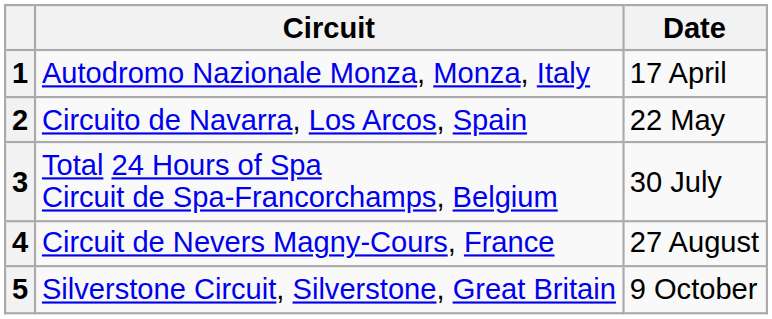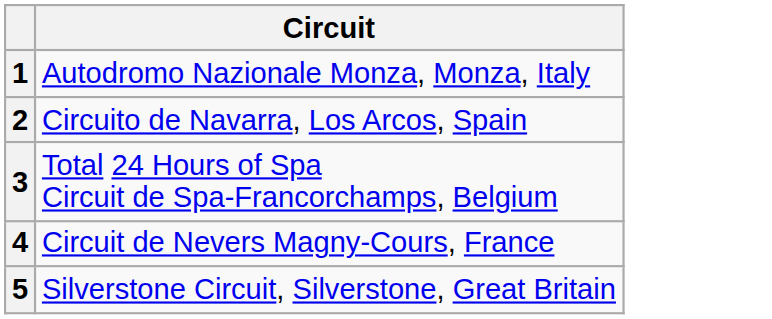- column: (694, 28)
